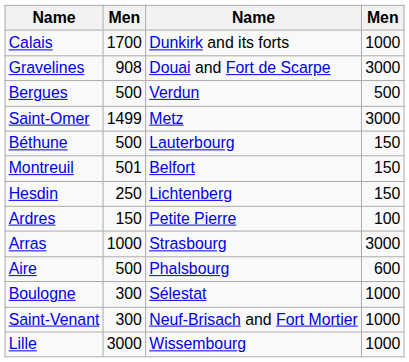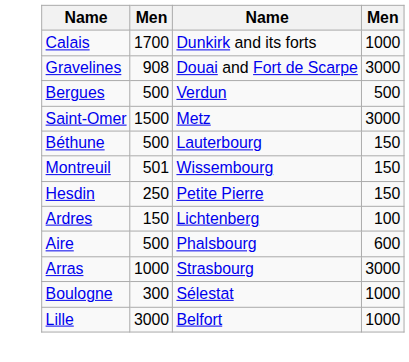(124, 118) 1499 -> (152, 118) 1500
(172, 168) Belfort -> (225, 168) Wissembourg
(191, 193) Lichtenberg -> (220, 193) Petite Pierre
(193, 218) Petite Pierre -> (218, 218) Lichtenberg
rows swapped: (23, 269) <-> (28, 243)
- row: (54, 319)
(198, 344) Wissembourg -> (199, 319) Belfort
